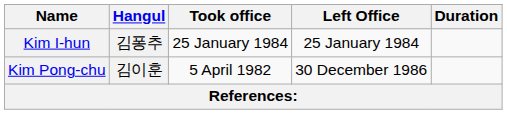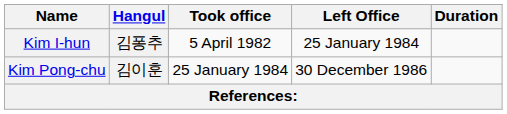(230, 42) 25 January 1984 -> (230, 42) 5 April 1982
(230, 70) 5 April 1982 -> (230, 70) 25 January 1984
